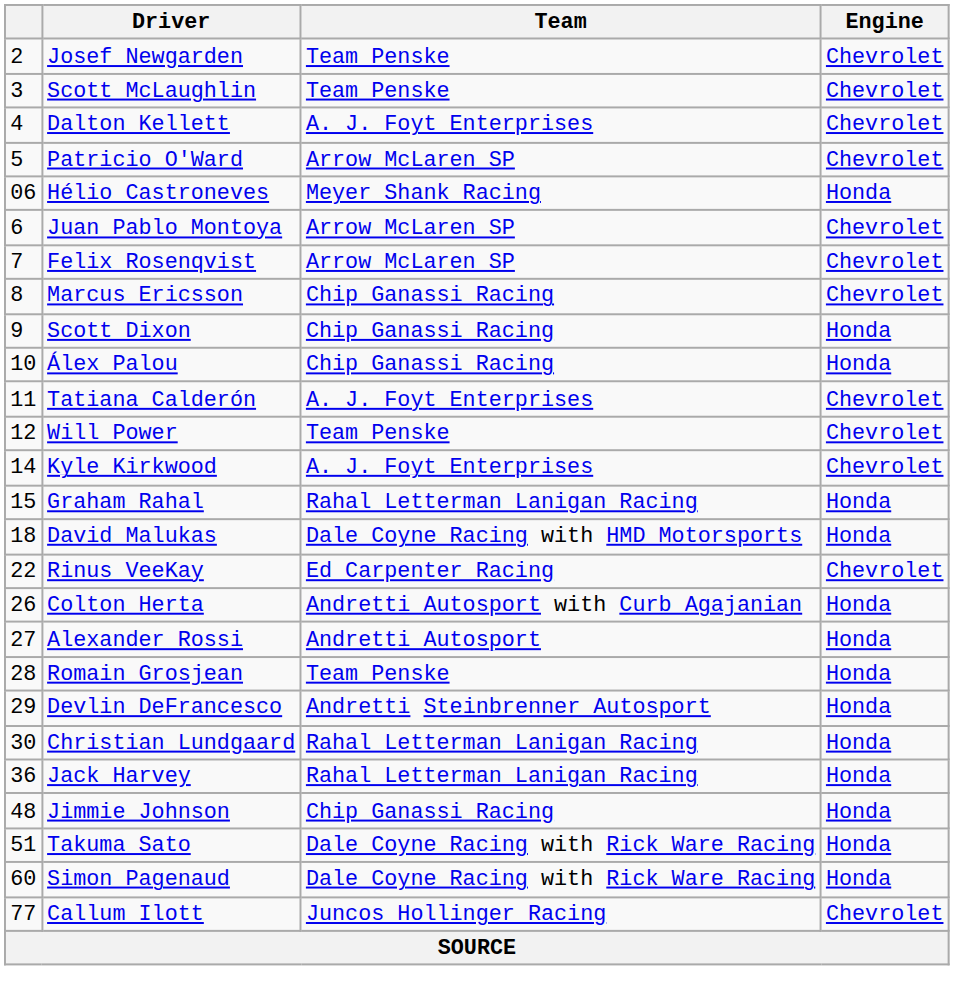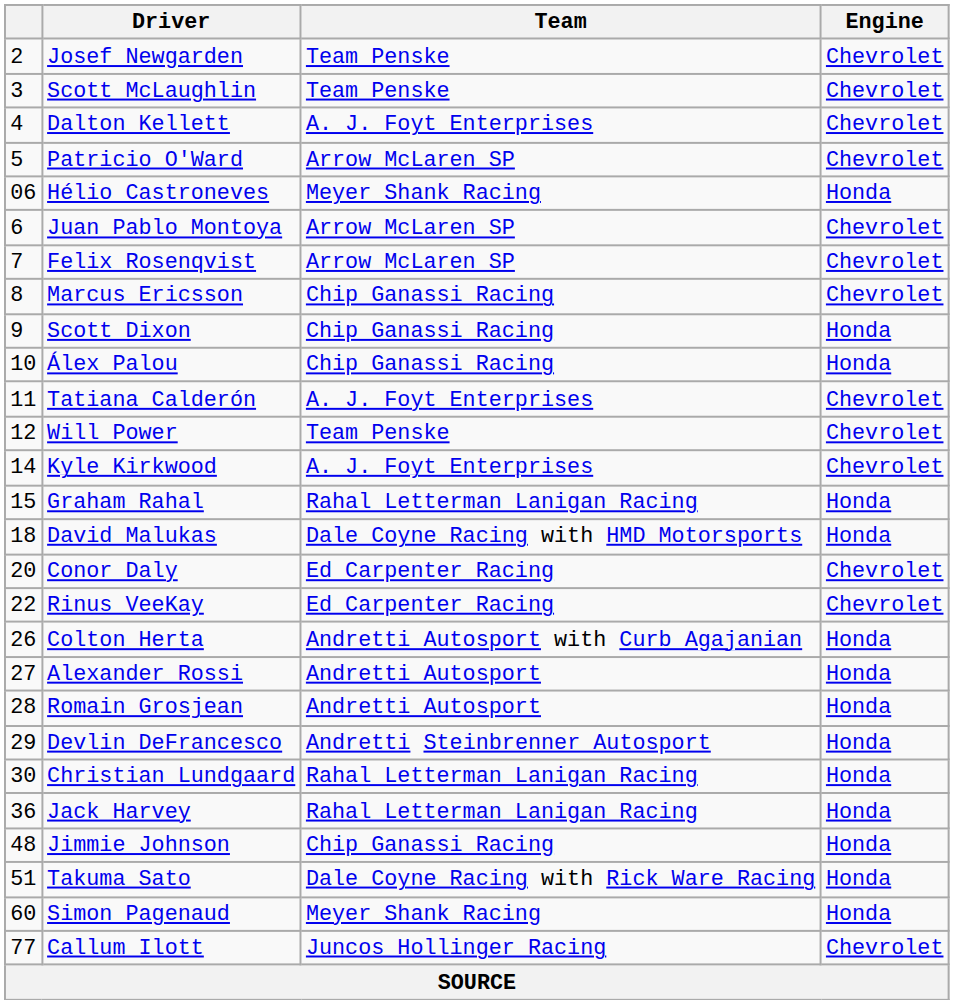+ row: (112, 571)
(378, 674) Team Penske -> (423, 708) Andretti Autosport
(561, 879) Dale Coyne Racing with Rick Ware Racing -> (423, 914) Meyer Shank Racing
